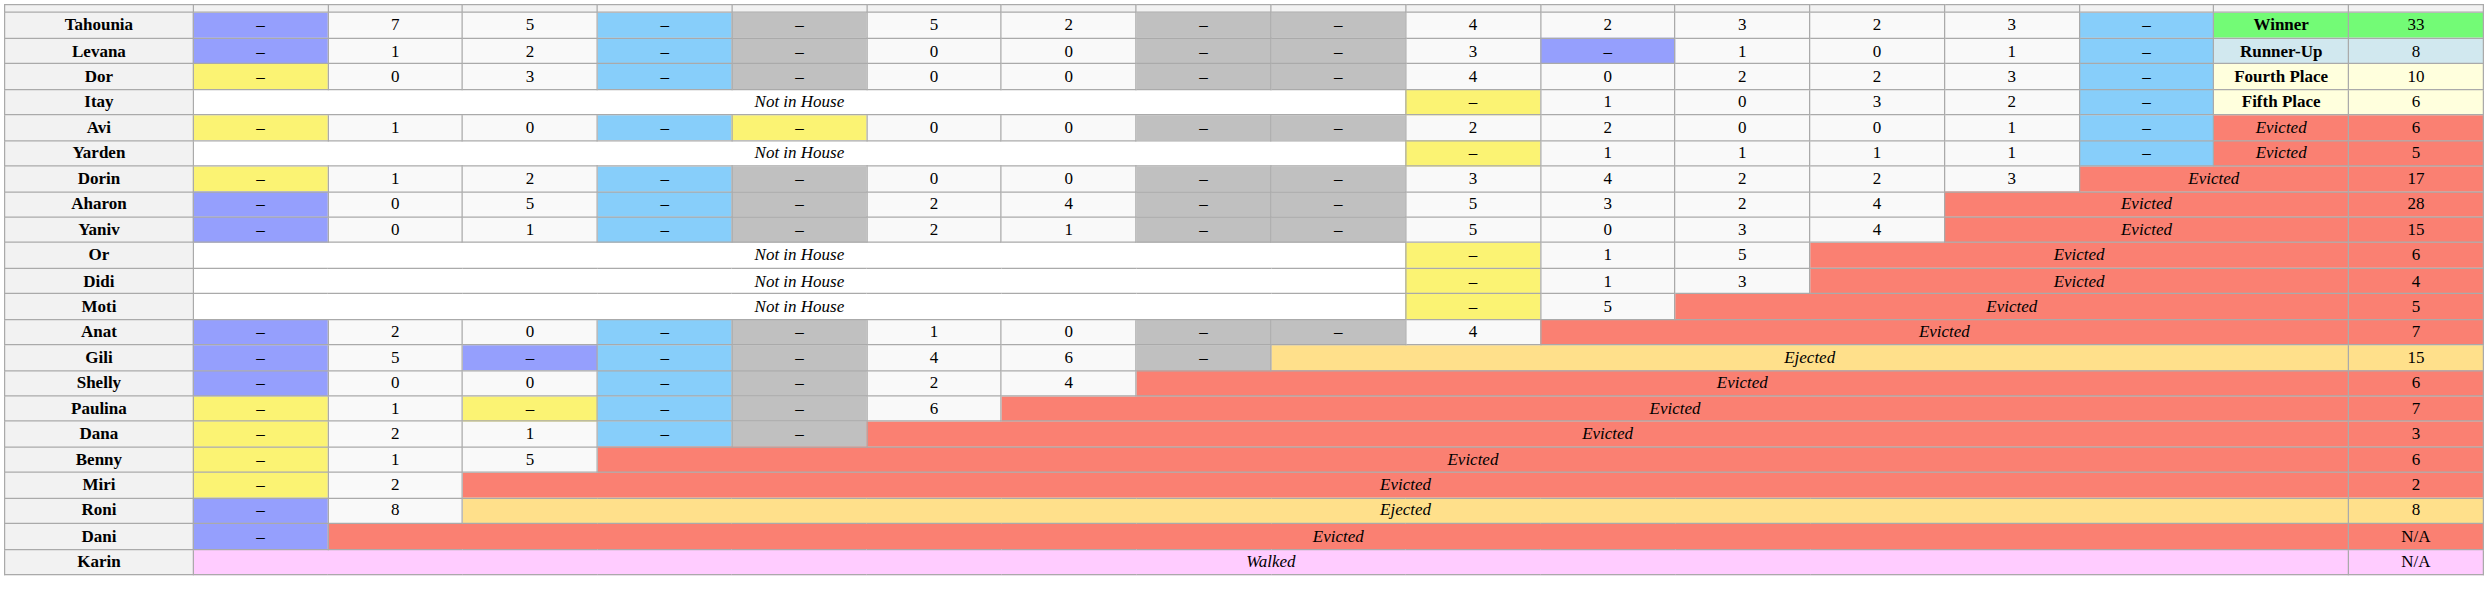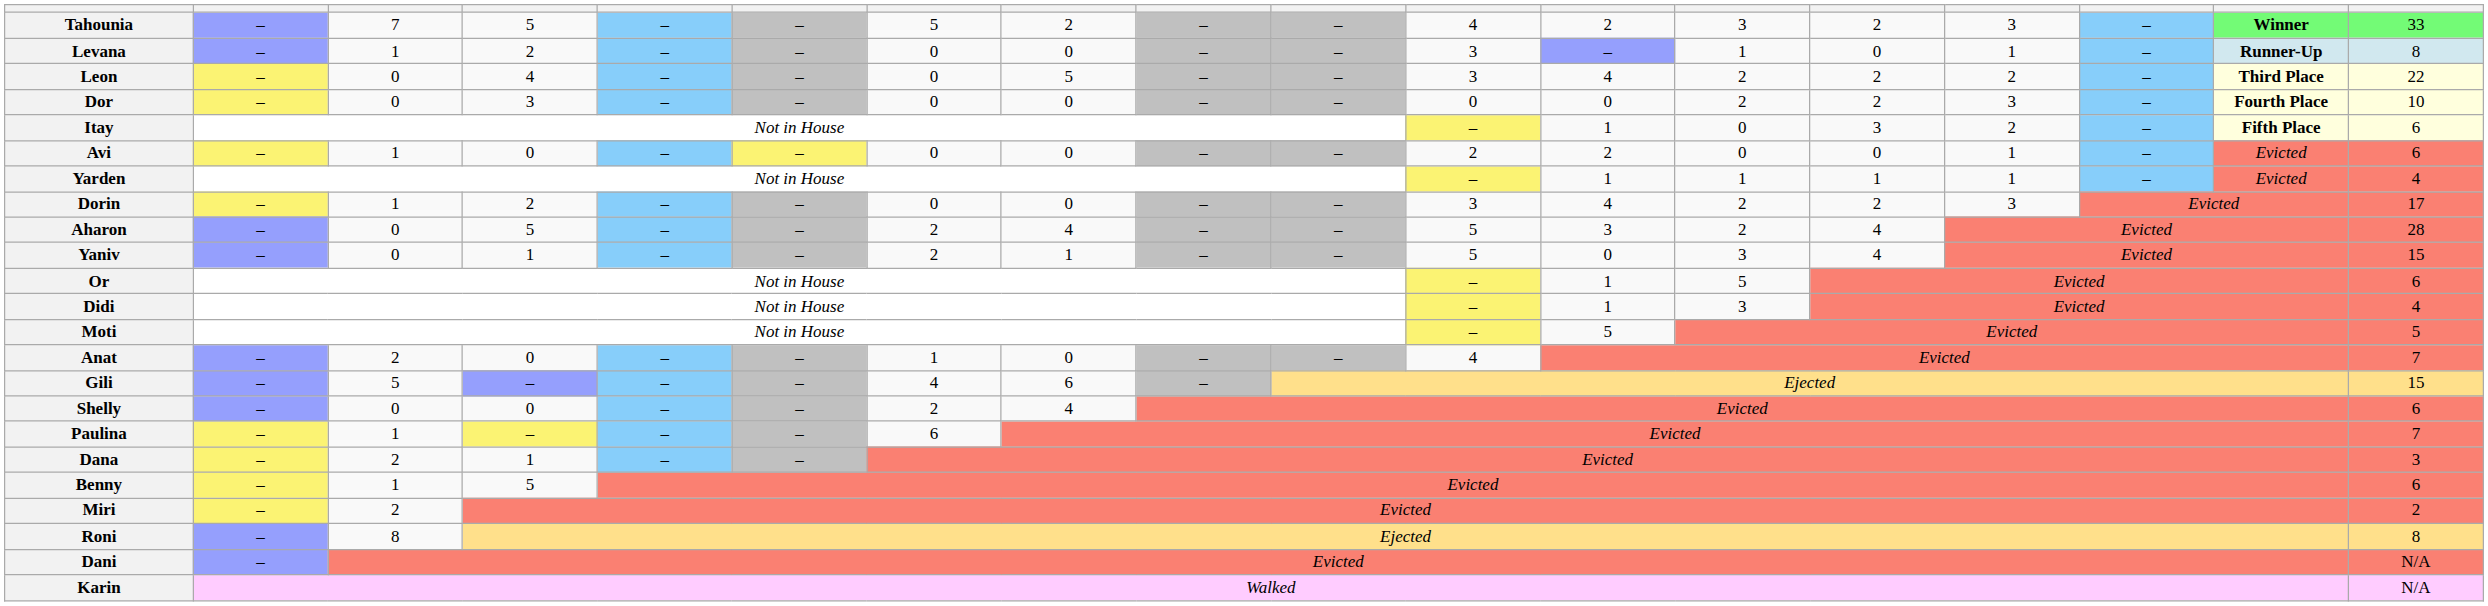+ row: (99, 76)
(1473, 76) 4 -> (1473, 101) 0
(2416, 152) 5 -> (2416, 178) 4
